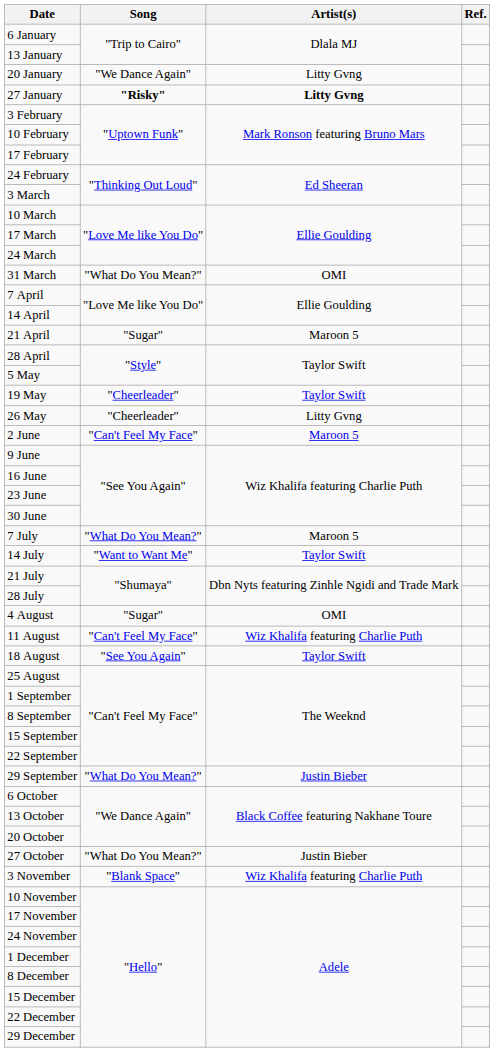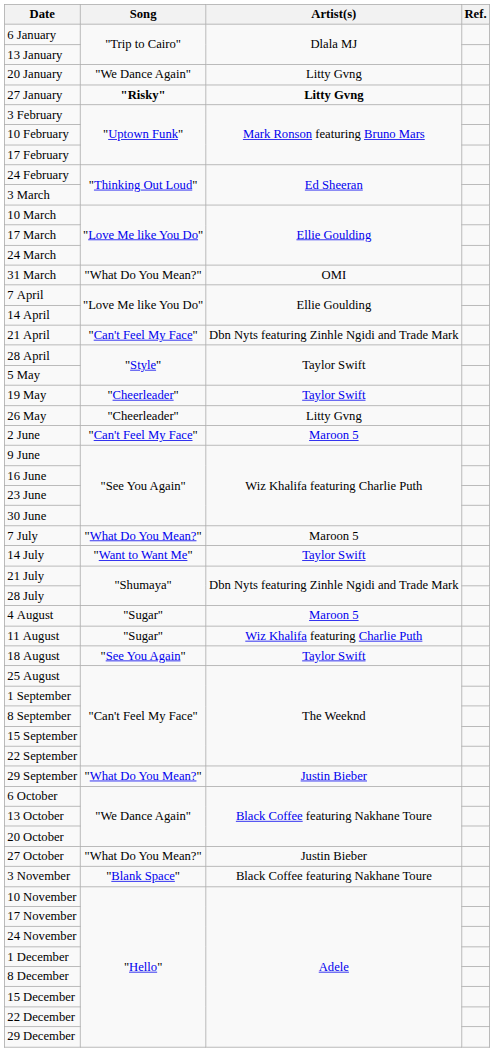(143, 335) "Sugar" -> (143, 335) "Can't Feel My Face"
(334, 335) Maroon 5 -> (334, 335) Dbn Nyts featuring Zinhle Ngidi and Trade Mark
(334, 615) OMI -> (334, 615) Maroon 5
(143, 635) "Can't Feel My Face" -> (143, 635) "Sugar"
(334, 876) Wiz Khalifa featuring Charlie Puth -> (334, 876) Black Coffee featuring Nakhane Toure
